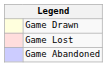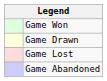+ row: (47, 26)
